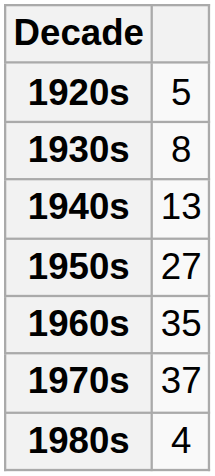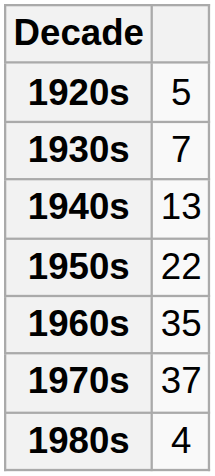(181, 149) 8 -> (181, 149) 7
(181, 265) 27 -> (181, 265) 22
